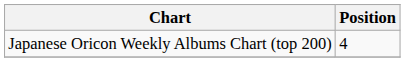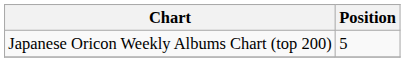(343, 43) 4 -> (343, 43) 5
